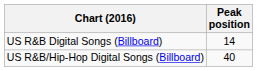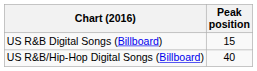(229, 41) 14 -> (229, 41) 15
